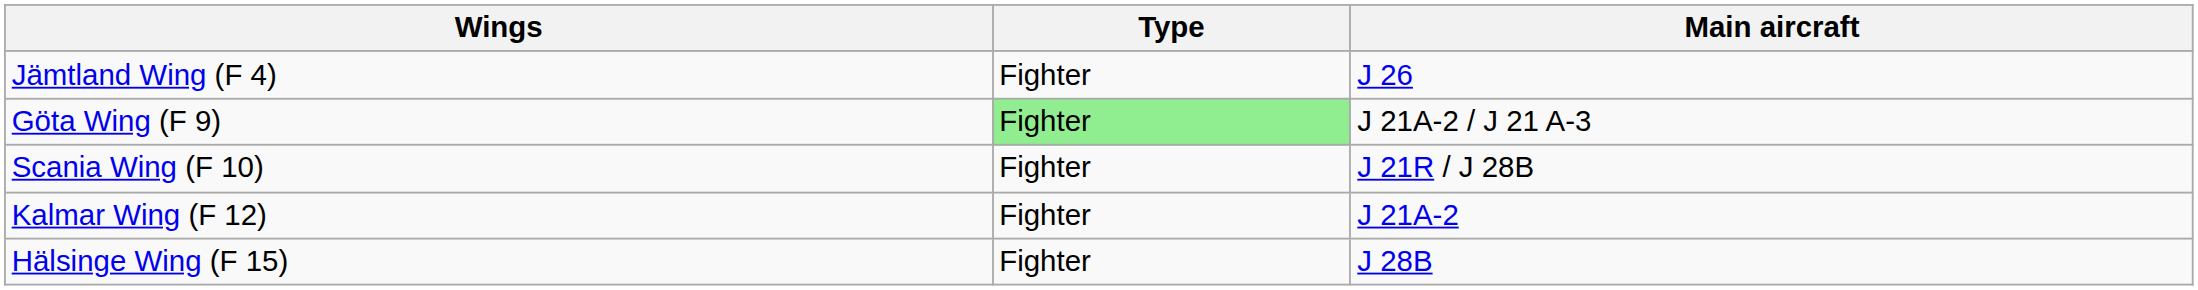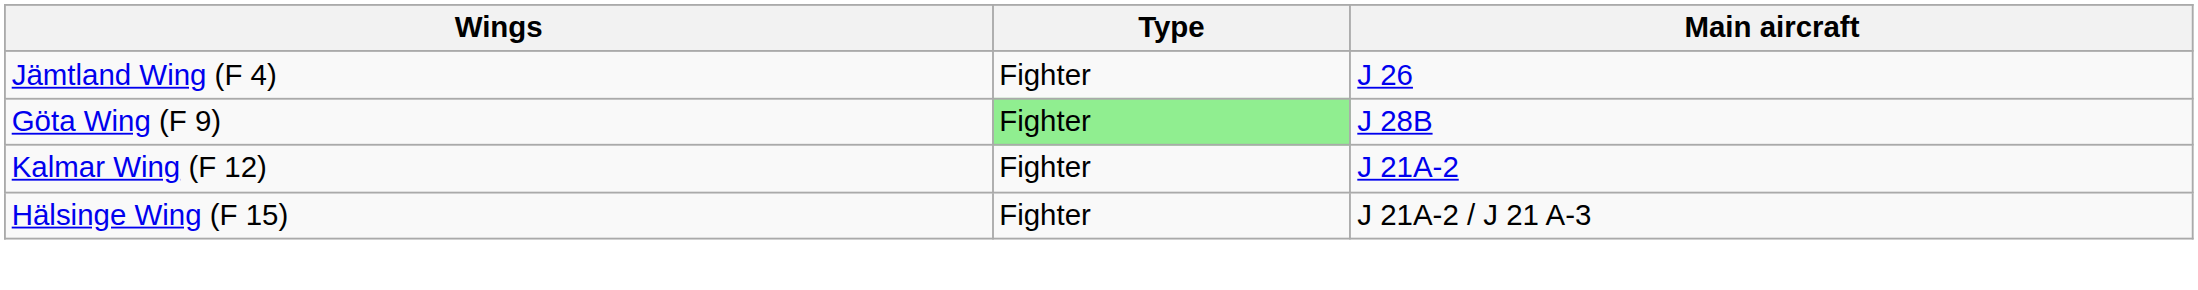(1474, 121) J 21A-2 / J 21 A-3 -> (1395, 121) J 28B
- row: (138, 167)
(1395, 261) J 28B -> (1474, 214) J 21A-2 / J 21 A-3
